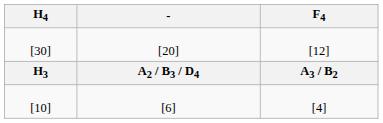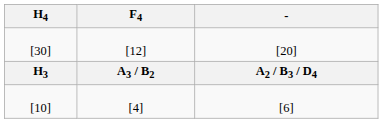columns swapped: (168, 16) <-> (319, 16)
